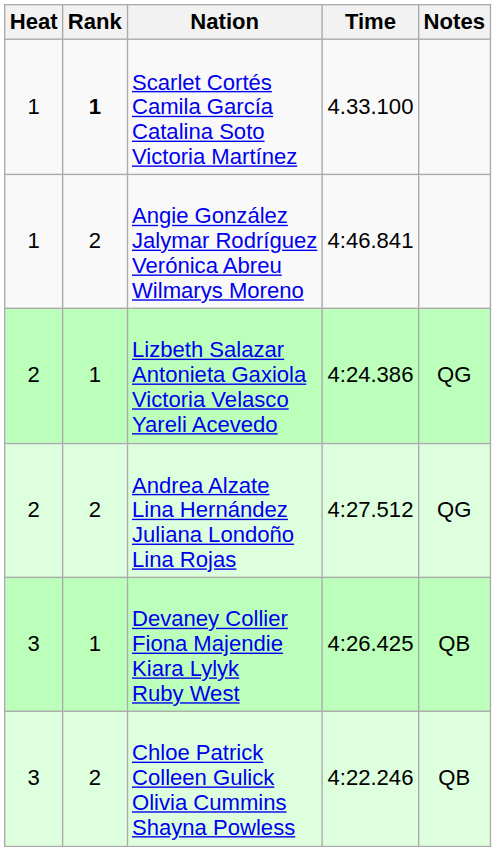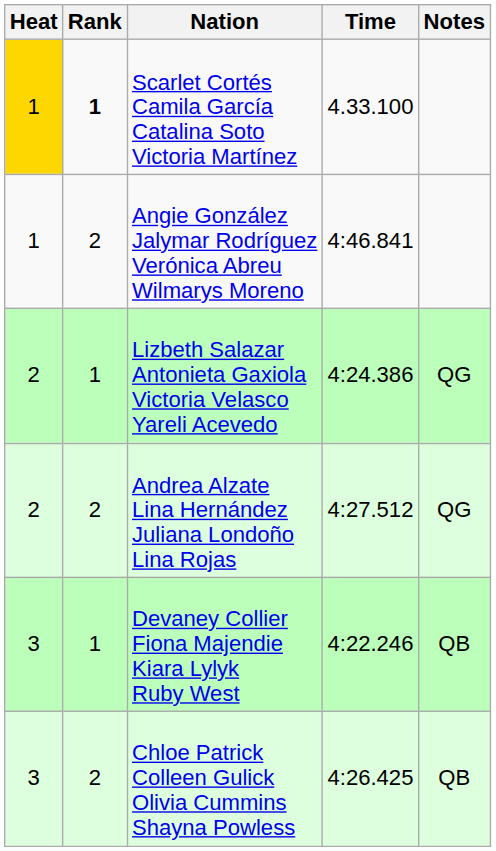(34, 106) no background -> (34, 106) gold background
(370, 644) 4:26.425 -> (370, 644) 4:22.246
(370, 778) 4:22.246 -> (370, 778) 4:26.425
